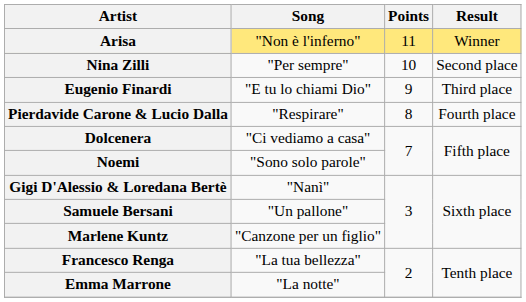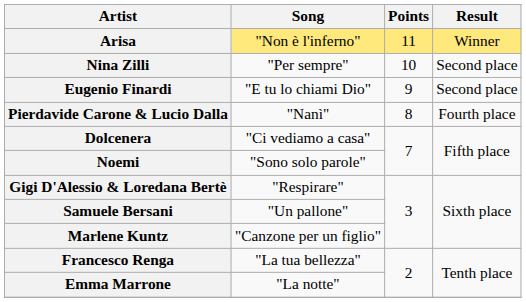(477, 89) Third place -> (477, 89) Second place
(308, 114) "Respirare" -> (308, 114) "Nanì"
(308, 187) "Nanì" -> (308, 187) "Respirare"
